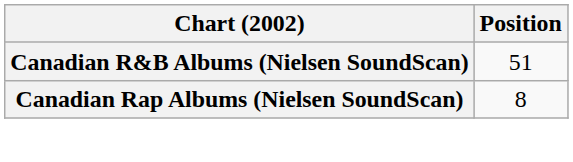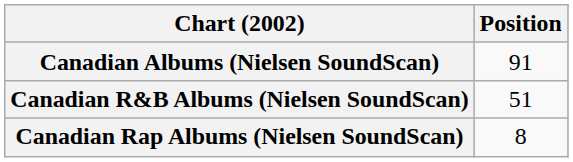+ row: (239, 61)
